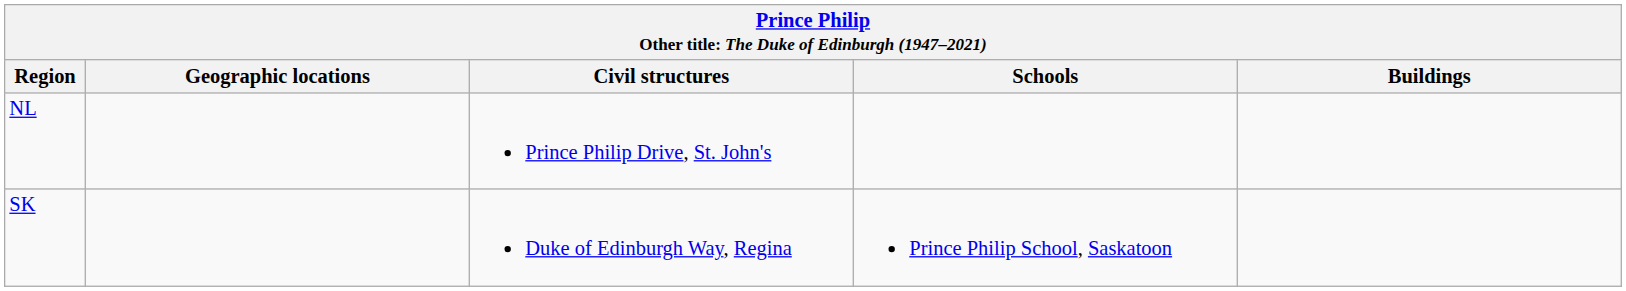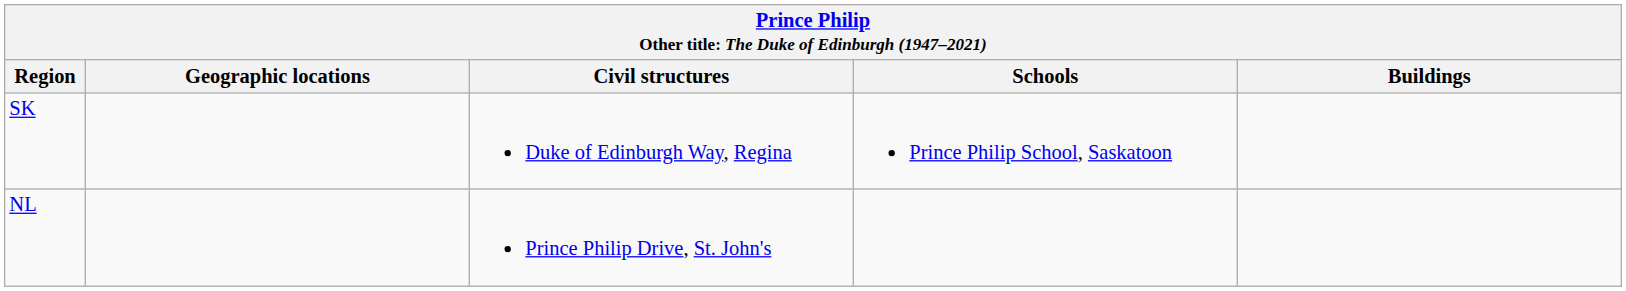rows swapped: (23, 108) <-> (22, 205)
